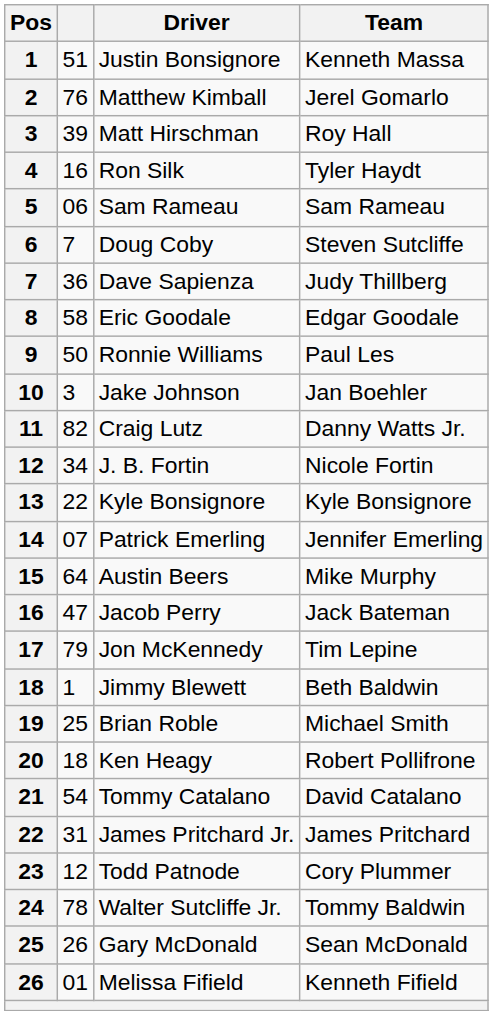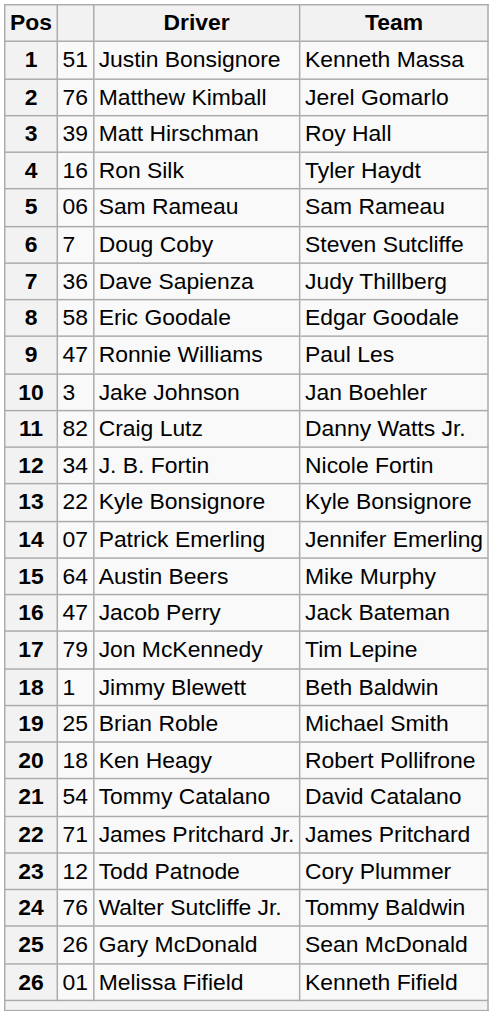(75, 354) 50 -> (75, 354) 47
(75, 833) 31 -> (75, 833) 71
(75, 907) 78 -> (75, 907) 76
